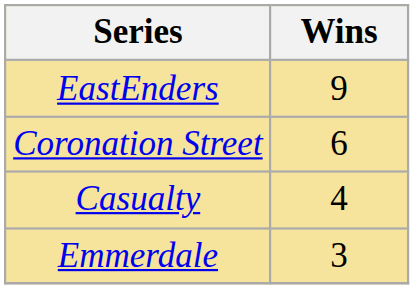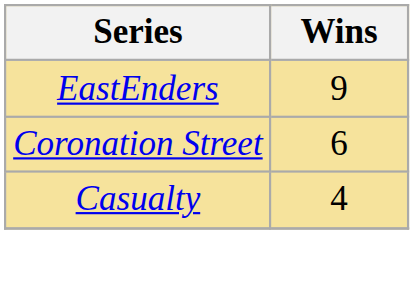- row: (138, 254)
